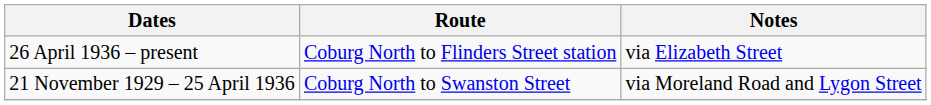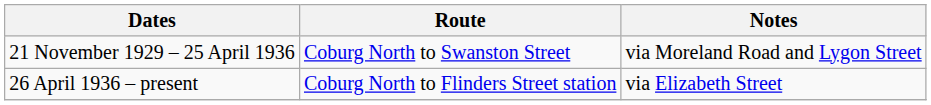rows swapped: (152, 83) <-> (104, 52)
